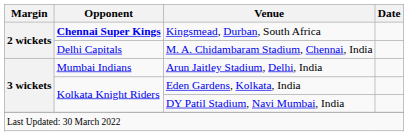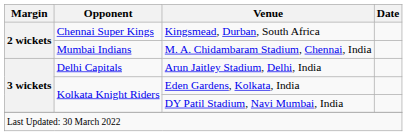(109, 31) bold -> (105, 31) normal
(89, 49) Delhi Capitals -> (94, 49) Mumbai Indians
(94, 67) Mumbai Indians -> (89, 67) Delhi Capitals
